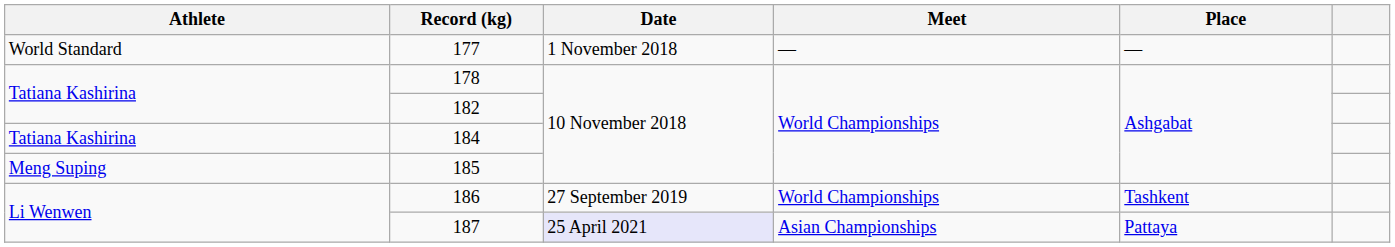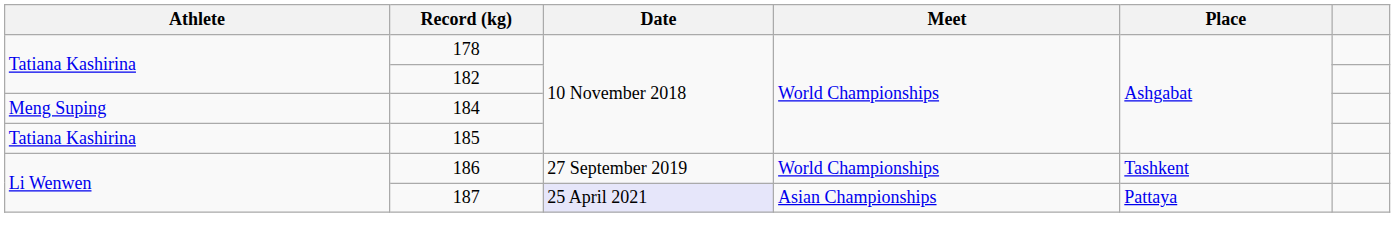- row: (466, 49)
(72, 138) Tatiana Kashirina -> (58, 108) Meng Suping
(58, 168) Meng Suping -> (72, 138) Tatiana Kashirina
